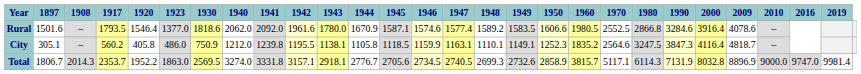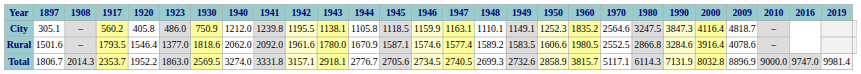rows swapped: (19, 45) <-> (19, 29)
